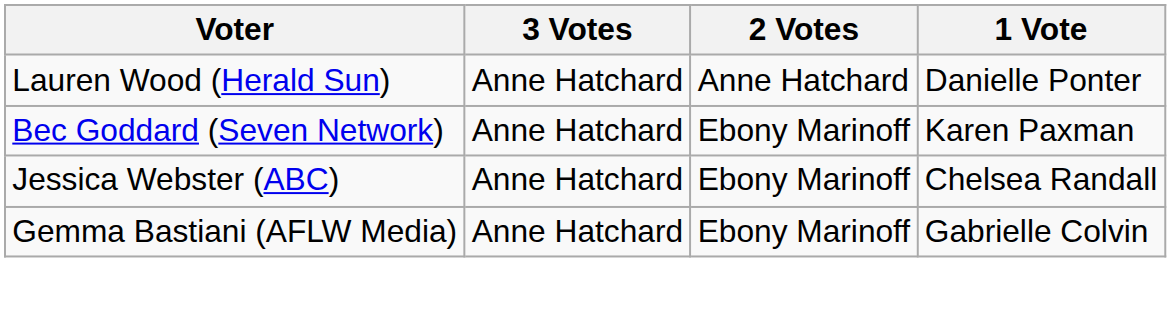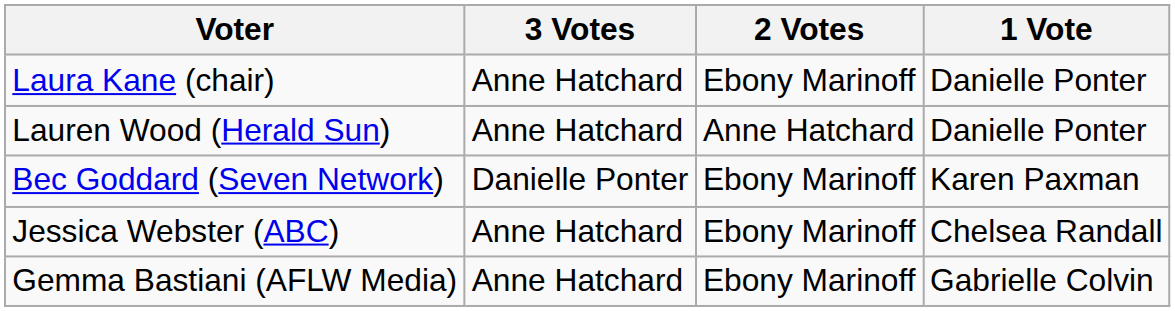+ row: (143, 79)
(577, 130) Anne Hatchard -> (580, 180) Danielle Ponter
